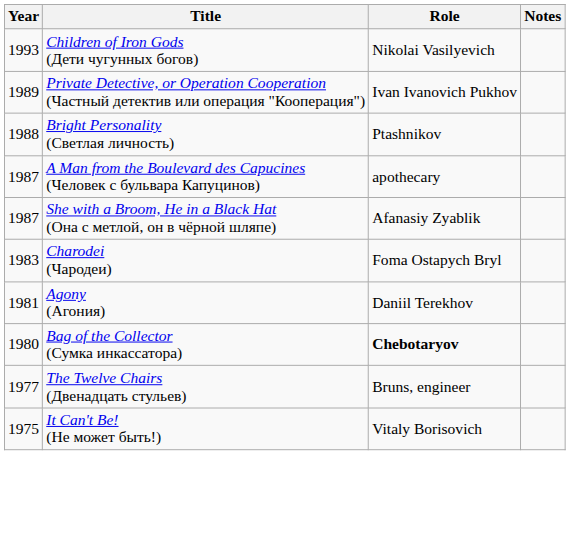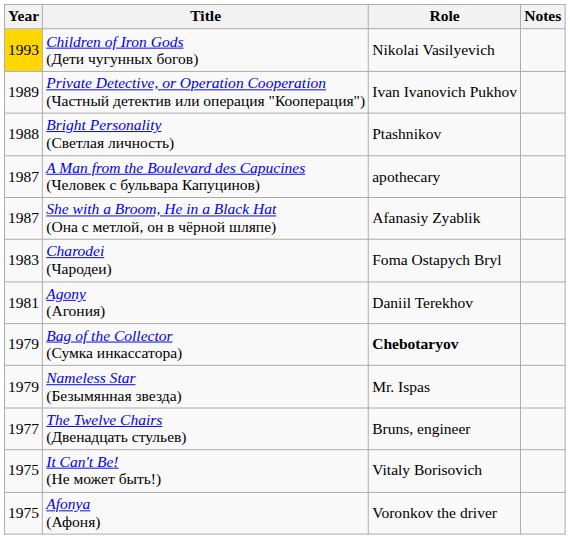(24, 50) no background -> (24, 50) gold background
(24, 344) 1980 -> (24, 344) 1979
+ row: (114, 386)
+ row: (73, 512)
